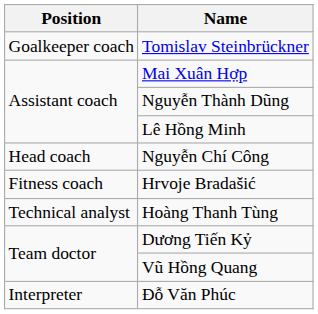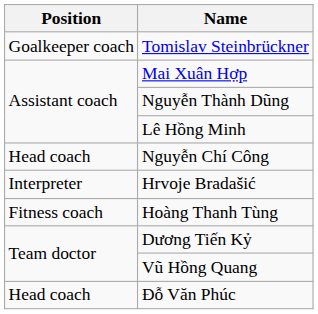(56, 184) Fitness coach -> (45, 184) Interpreter
(69, 211) Technical analyst -> (56, 211) Fitness coach
(45, 294) Interpreter -> (49, 294) Head coach
